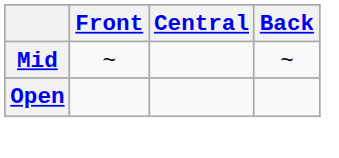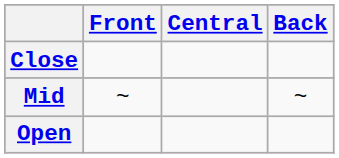+ row: (44, 60)
